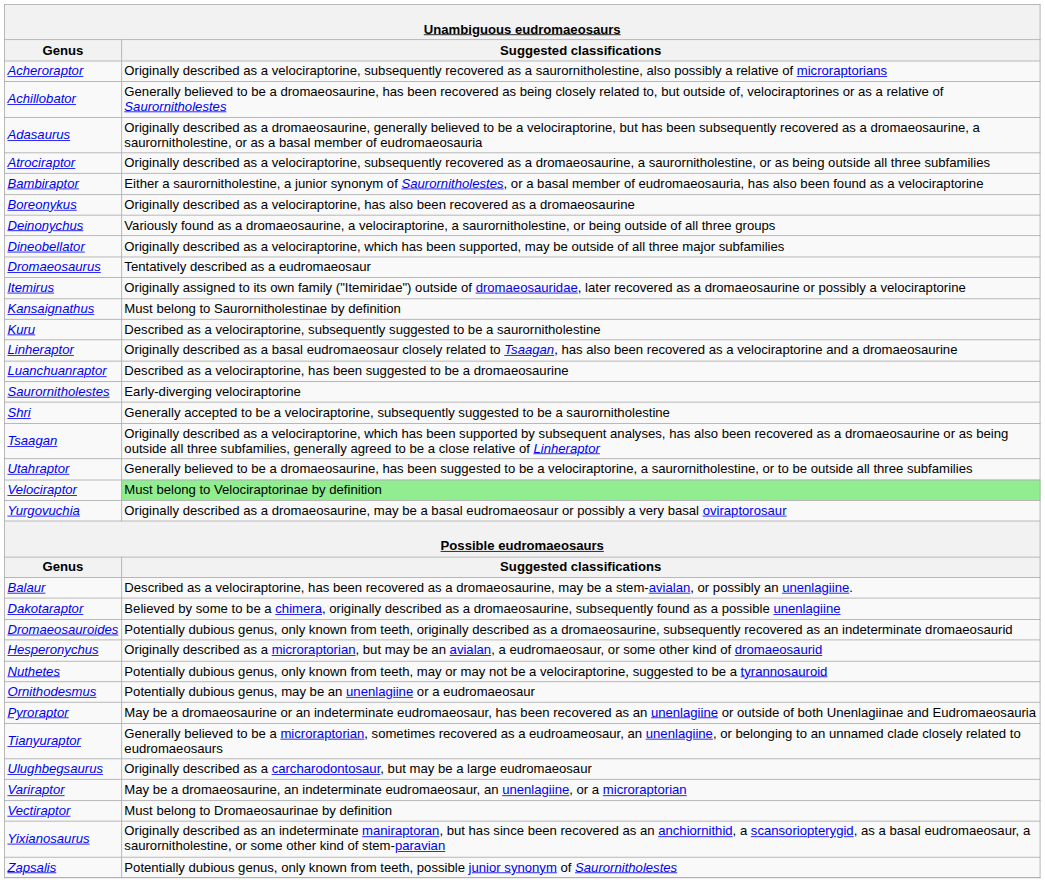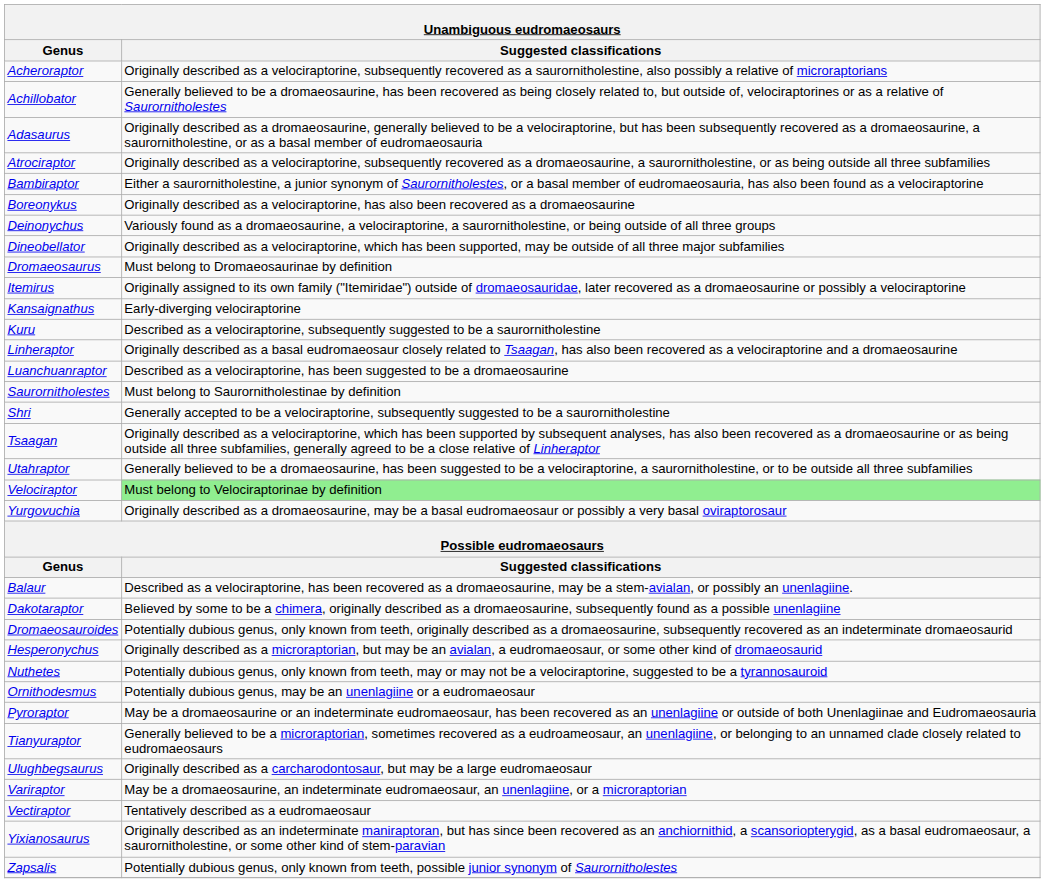(248, 267) Tentatively described as a eudromaeosaur -> (258, 267) Must belong to Dromaeosaurinae by definition
(263, 308) Must belong to Saurornitholestinae by definition -> (213, 308) Early-diverging velociraptorine
(213, 392) Early-diverging velociraptorine -> (263, 392) Must belong to Saurornitholestinae by definition
(258, 810) Must belong to Dromaeosaurinae by definition -> (248, 810) Tentatively described as a eudromaeosaur
